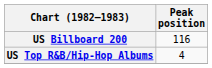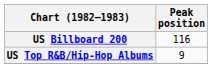(182, 55) 4 -> (182, 55) 9
